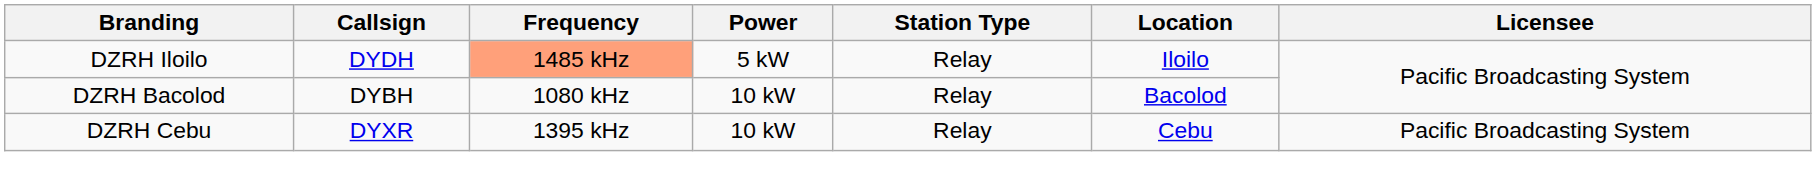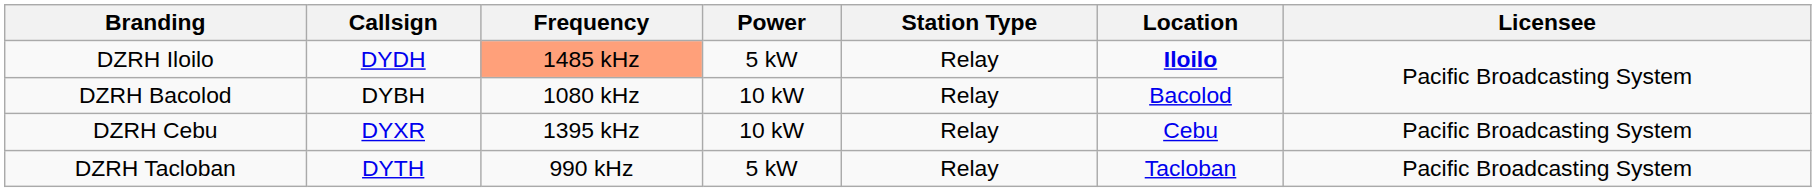(1185, 58) normal -> (1191, 58) bold
+ row: (155, 167)
